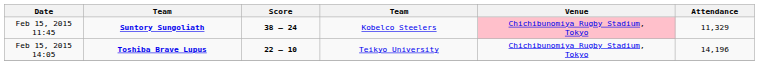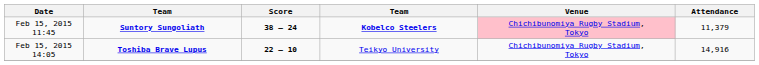(399, 28) normal -> (399, 28) bold
(715, 28) 11,329 -> (715, 28) 11,379
(715, 50) 14,196 -> (715, 50) 14,916
